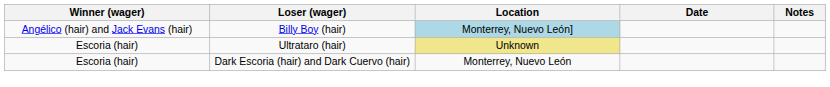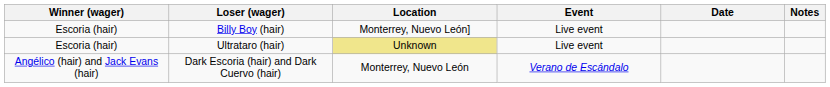+ column: (579, 12)
(107, 29) Angélico (hair) and Jack Evans (hair) -> (86, 29) Escoria (hair)
(517, 29) lightblue background -> (415, 29) no background
(107, 62) Escoria (hair) -> (86, 68) Angélico (hair) and Jack Evans (hair)
